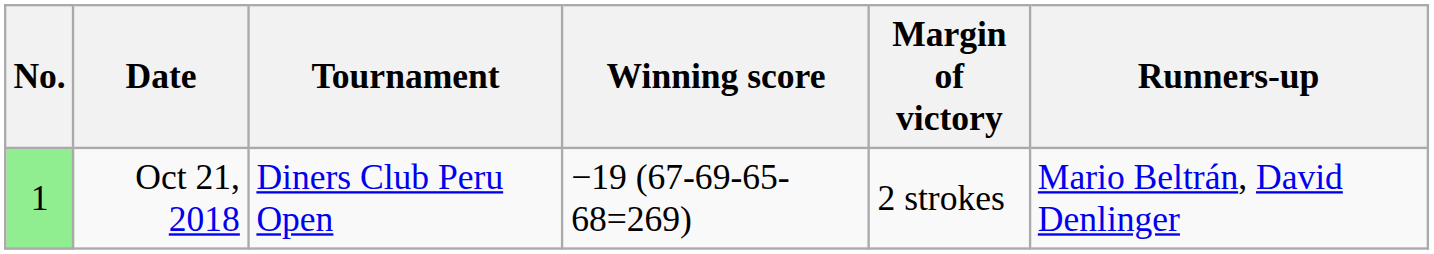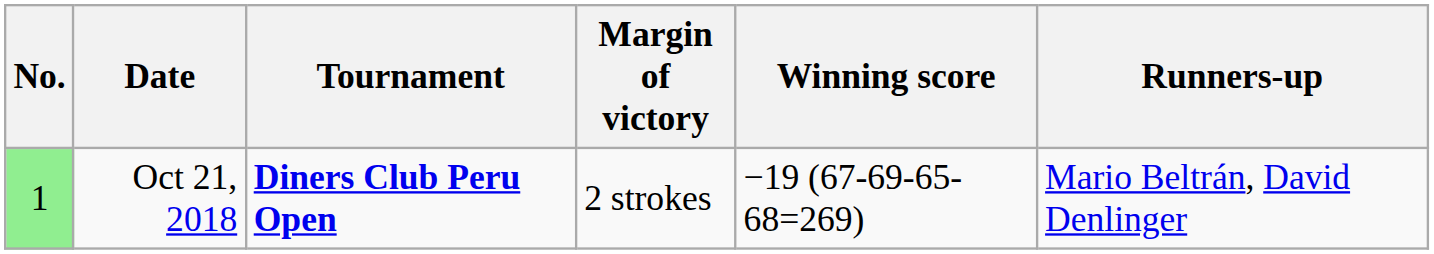columns swapped: (716, 76) <-> (949, 76)
(380, 197) normal -> (387, 197) bold
